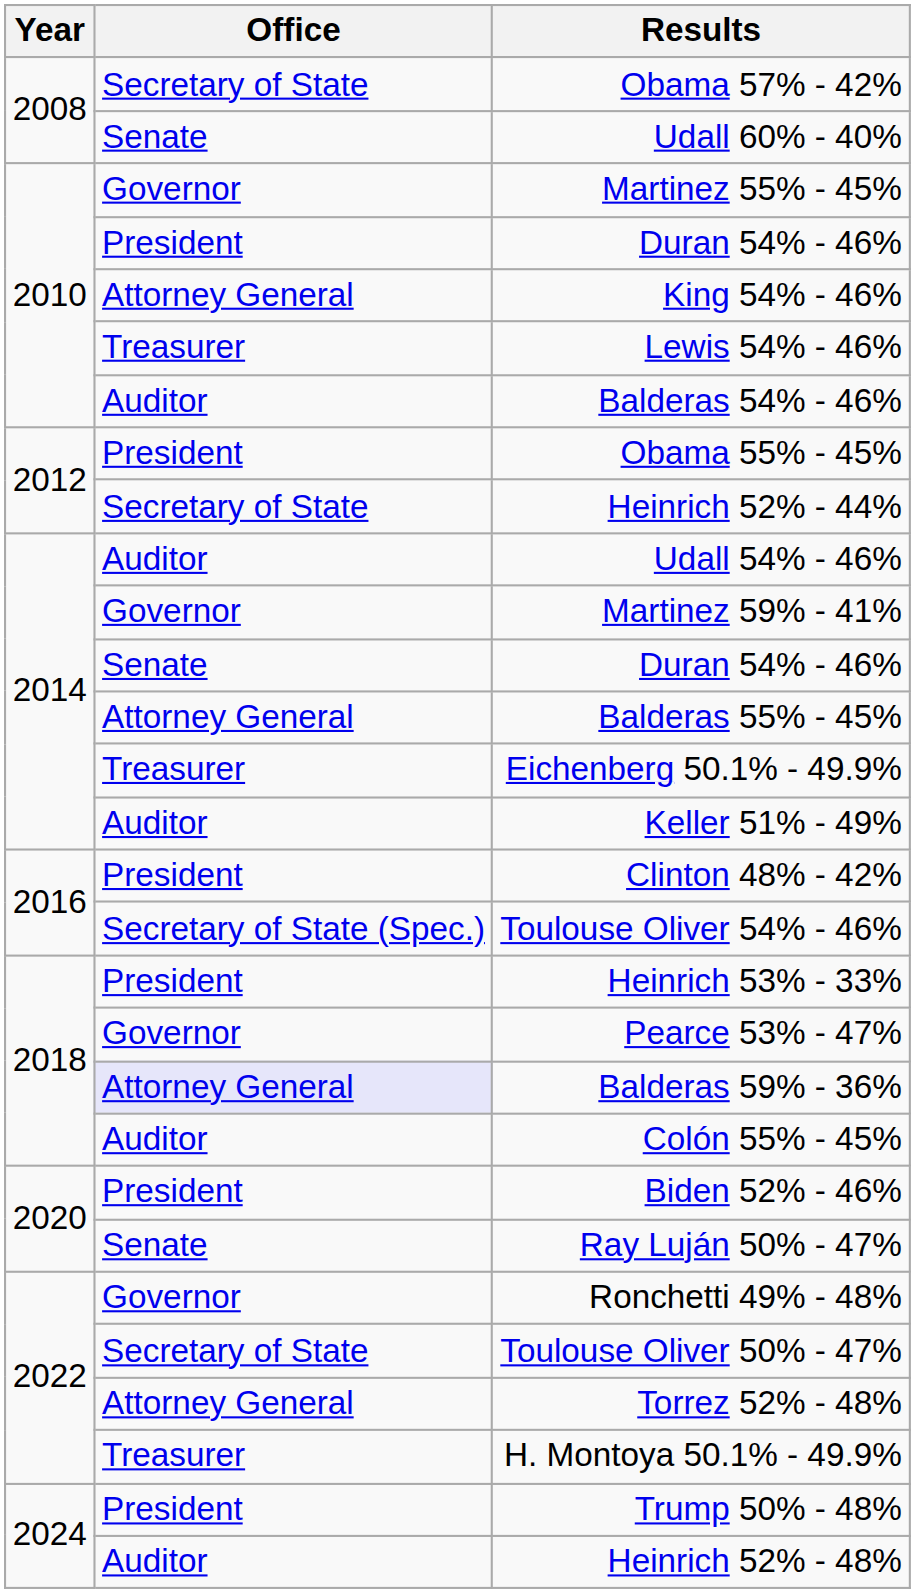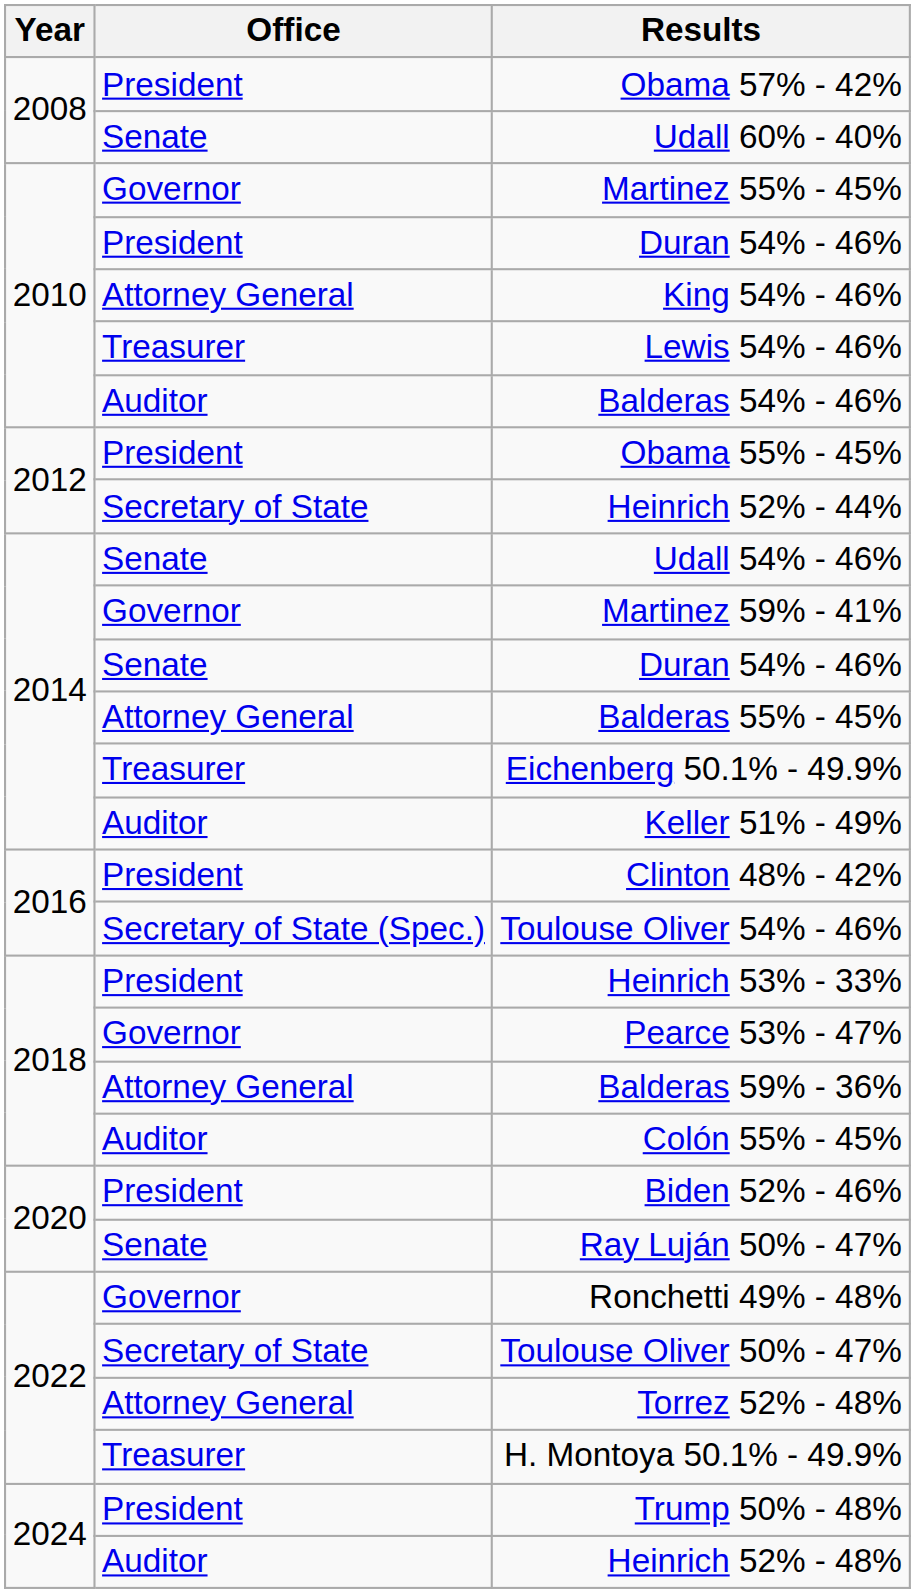(235, 83) Secretary of State -> (172, 83) President
(155, 558) Auditor -> (155, 558) Senate
(228, 1086) lavender background -> (228, 1086) no background
